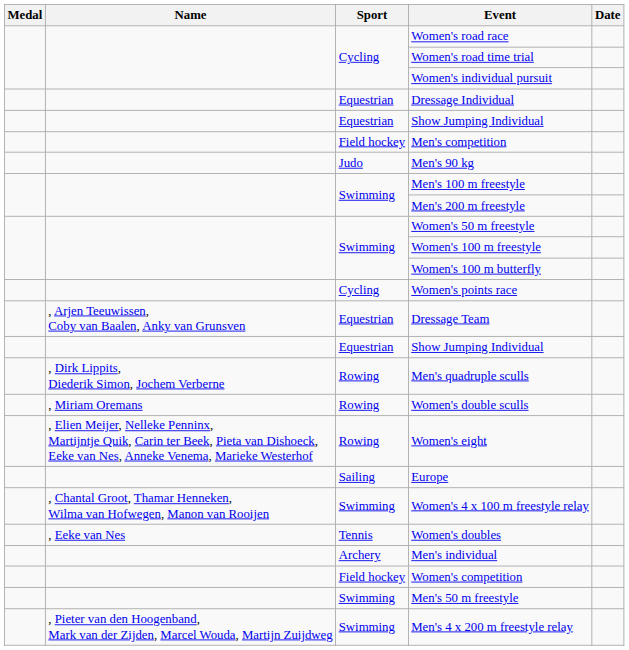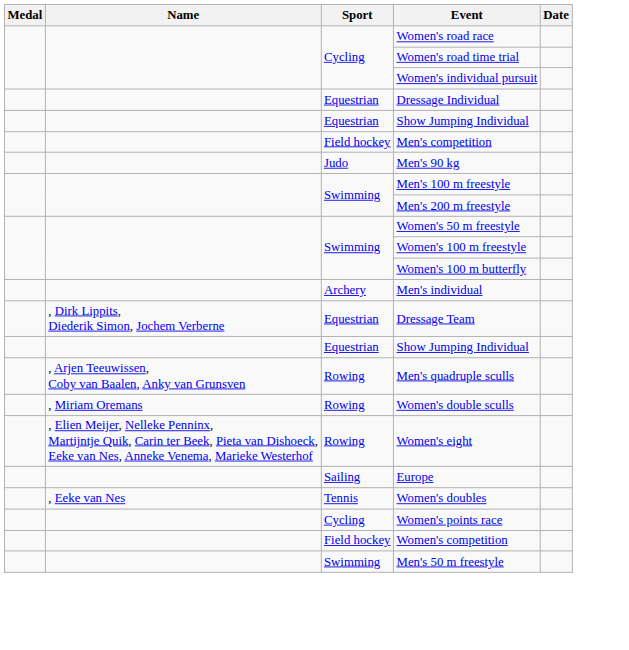rows swapped: (359, 290) <-> (360, 556)
(147, 318) , Arjen Teeuwissen, Coby van Baalen, Anky van Grunsven -> (136, 318) , Dirk Lippits, Diederik Simon, Jochem Verberne
(136, 376) , Dirk Lippits, Diederik Simon, Jochem Verberne -> (147, 376) , Arjen Teeuwissen, Coby van Baalen, Anky van Grunsven
- row: (367, 506)
- row: (367, 627)
